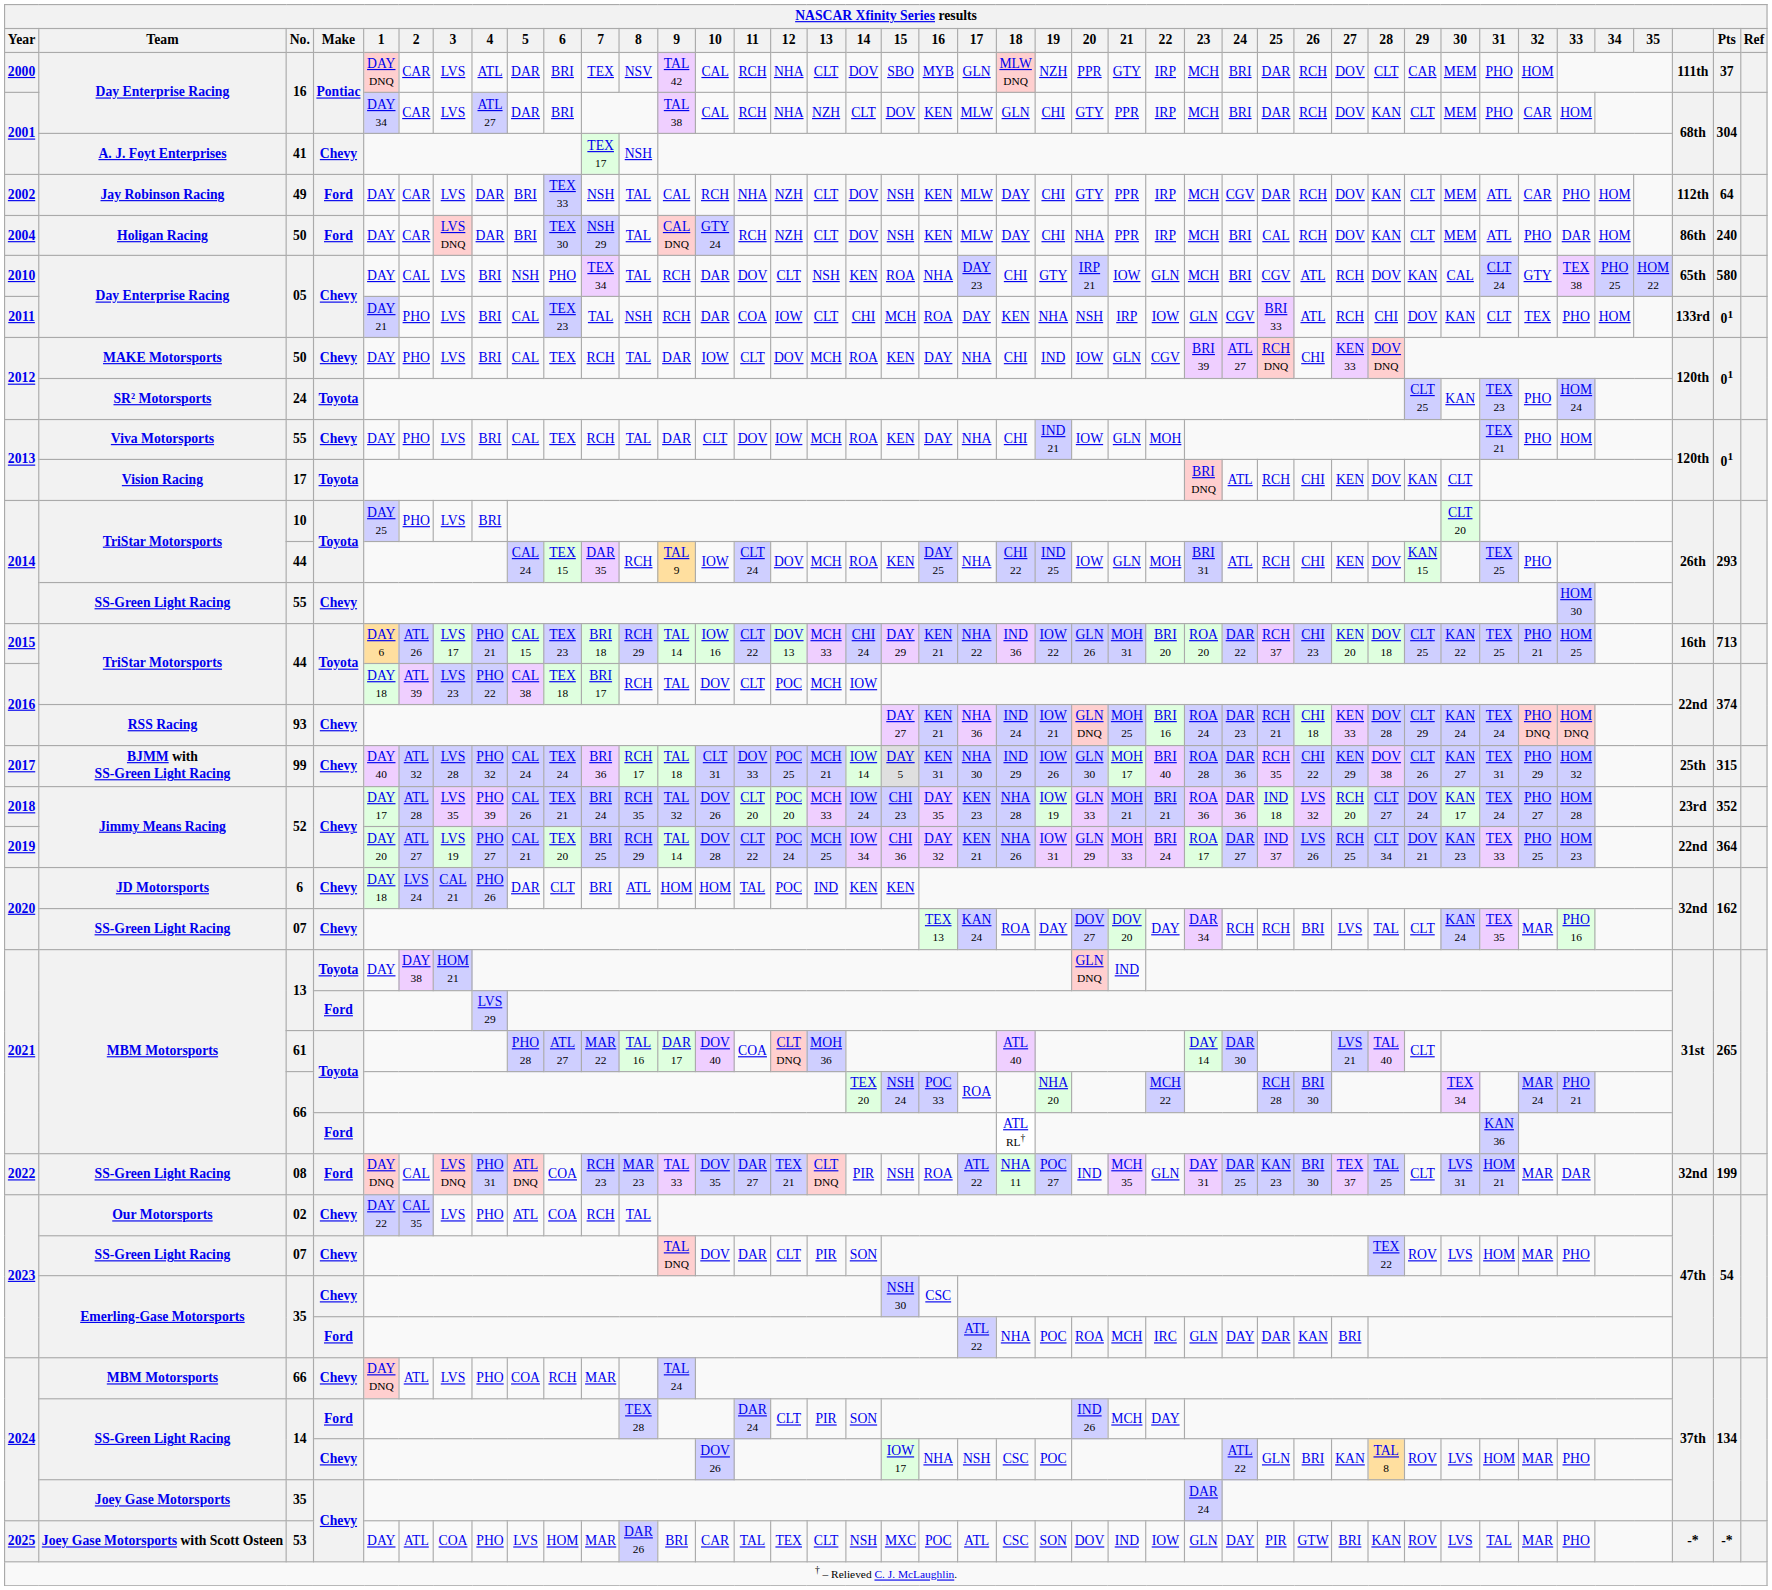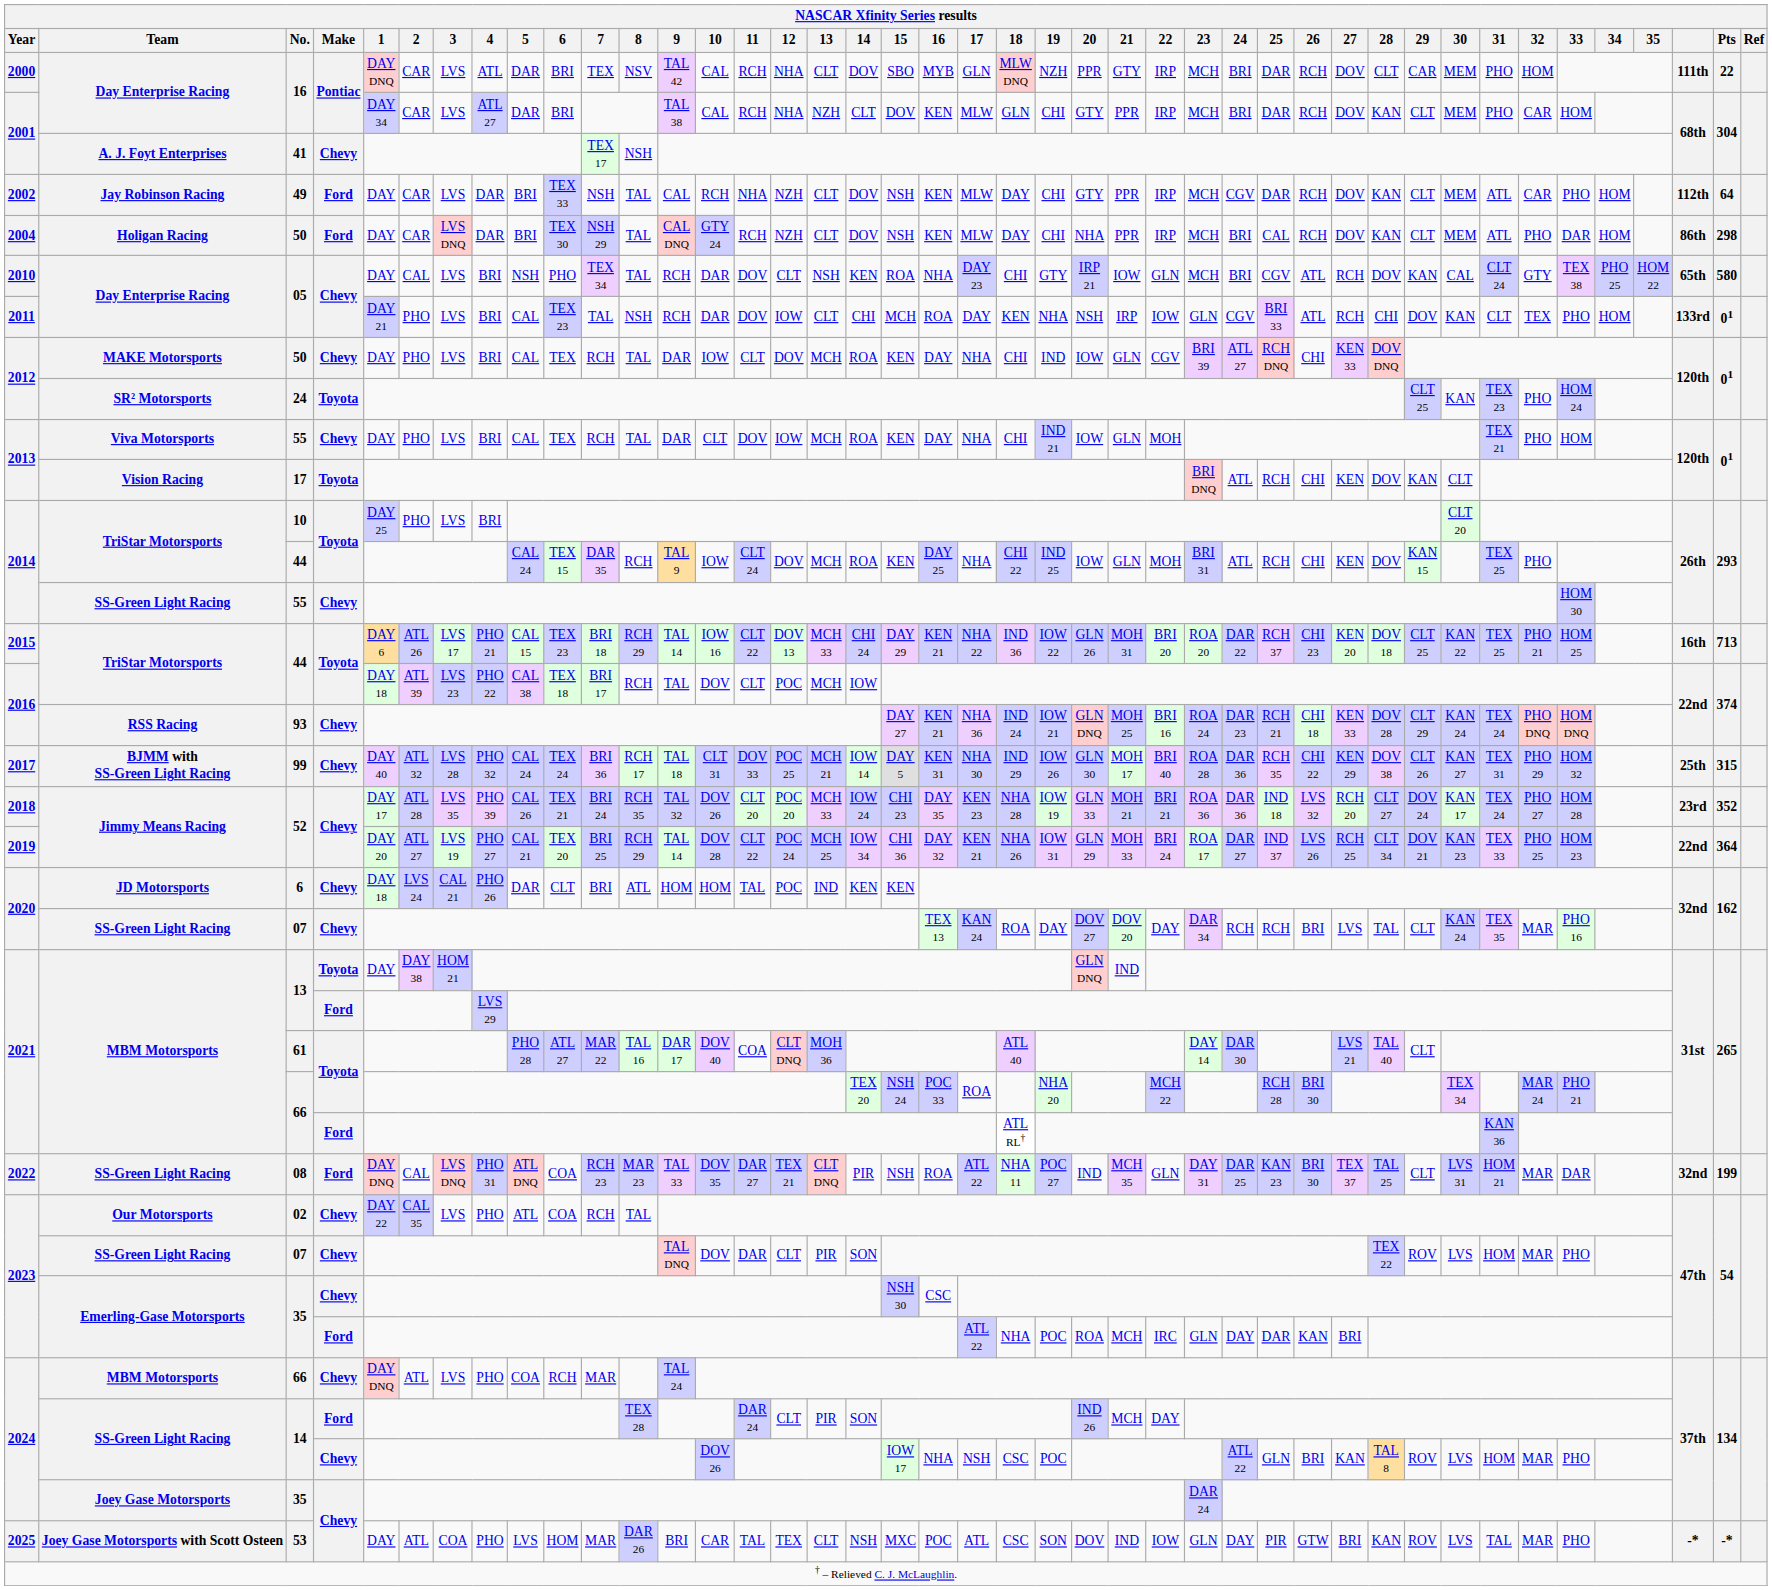(1727, 72) 37 -> (1727, 72) 22
(1727, 235) 240 -> (1727, 235) 298
(752, 317) COA -> (752, 317) DOV
